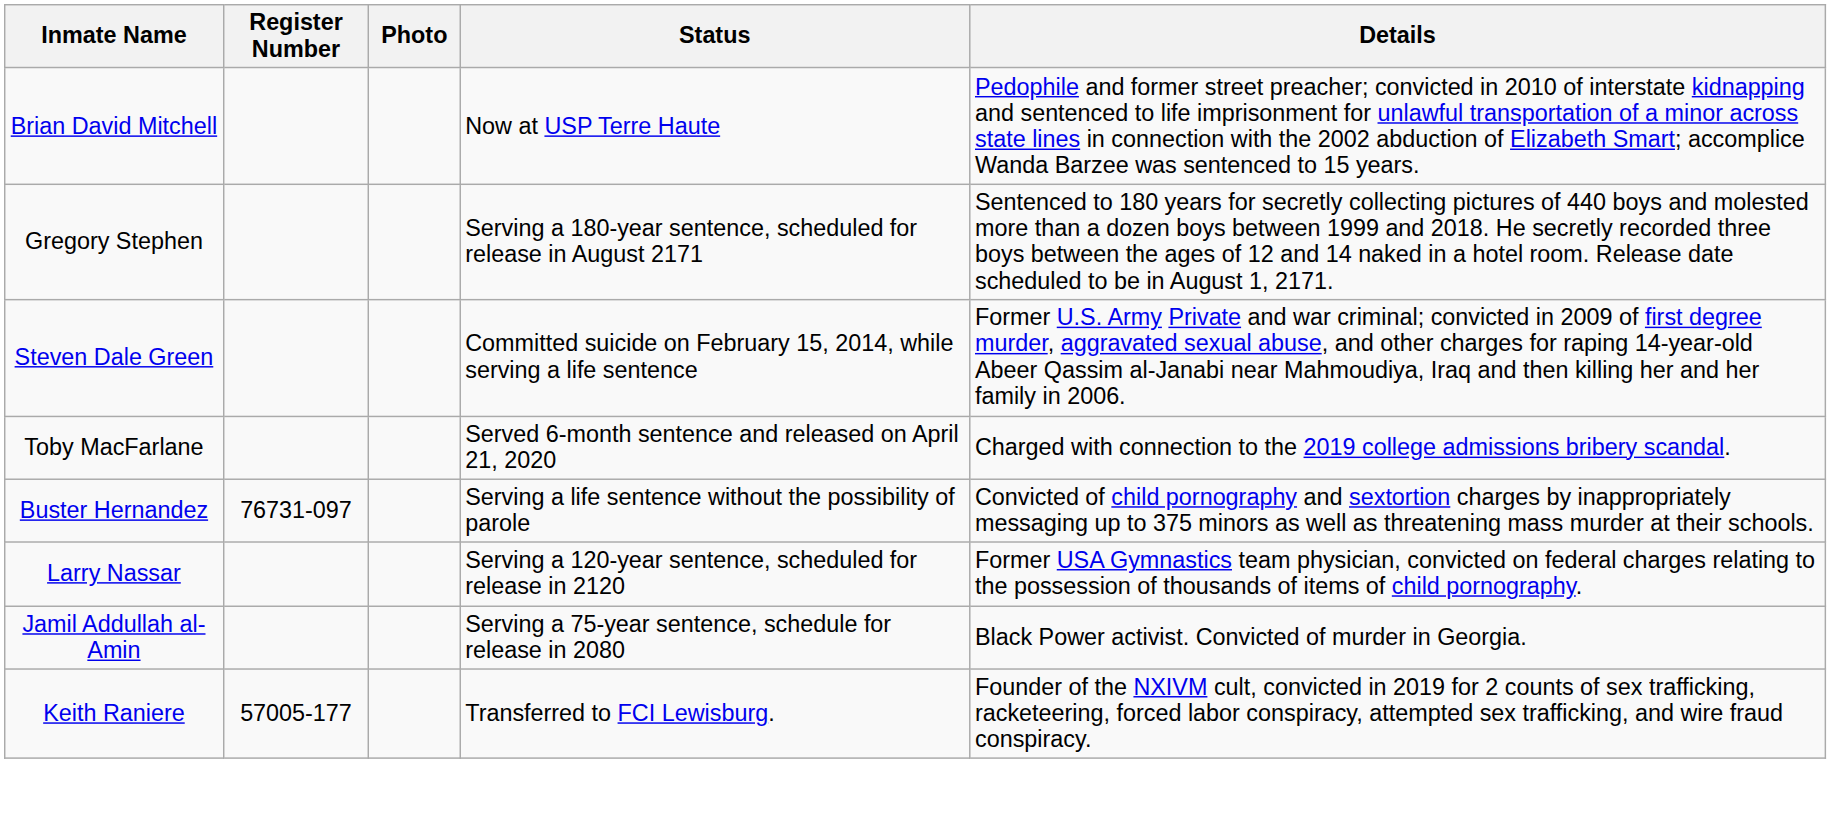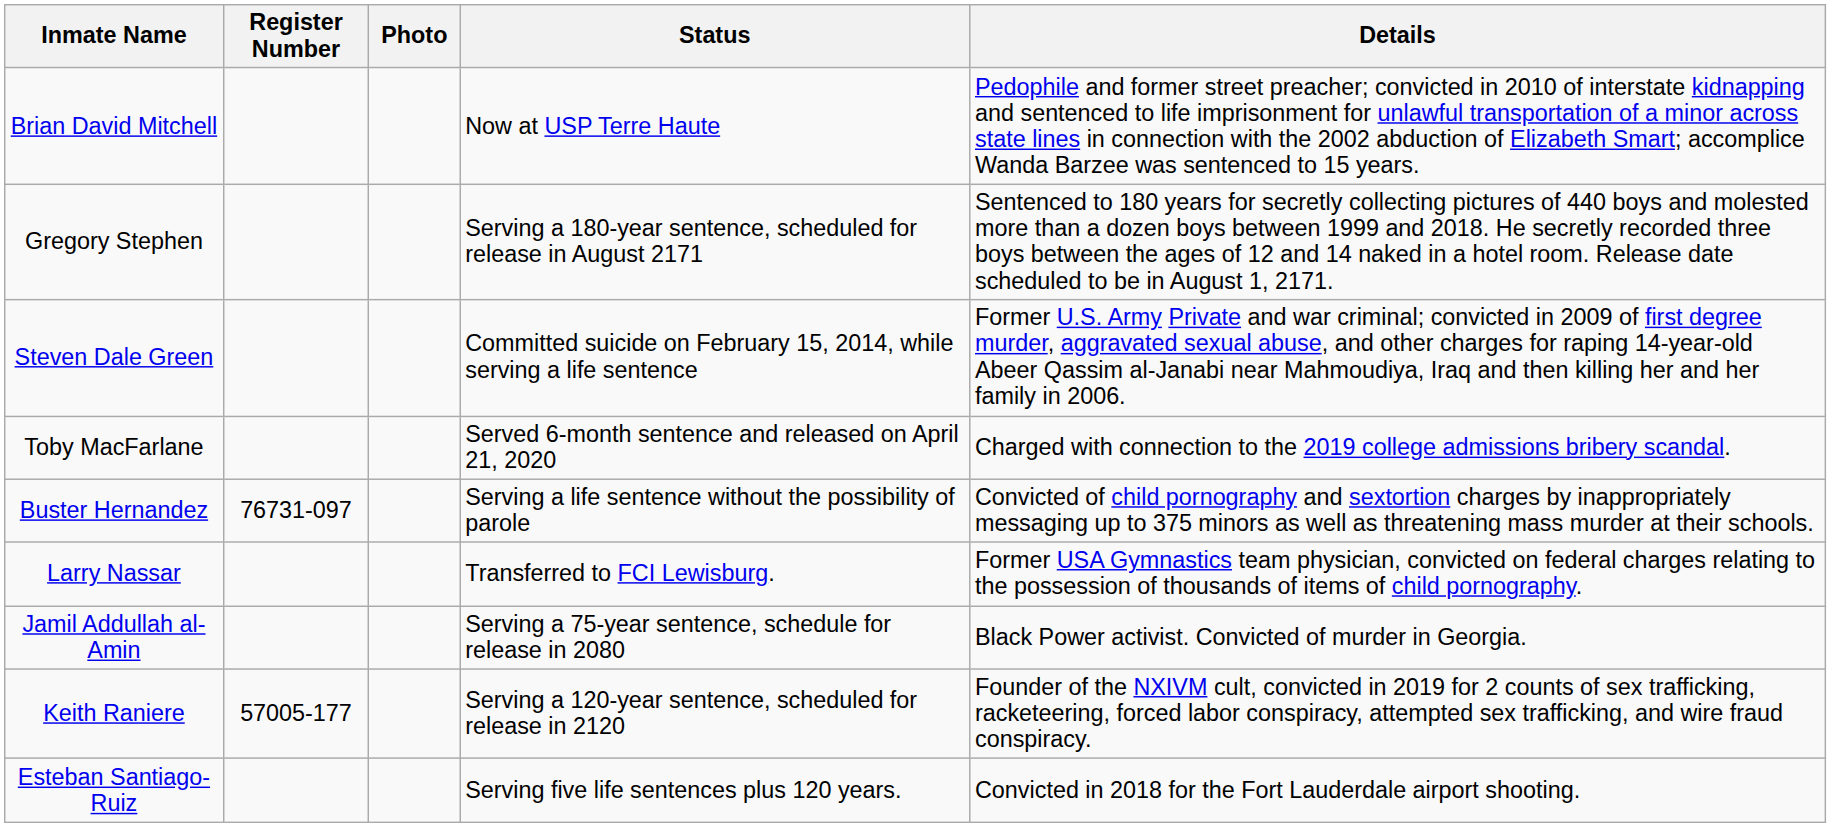(691, 573) Serving a 120-year sentence, scheduled for release in 2120 -> (620, 573) Transferred to FCI Lewisburg.
(620, 713) Transferred to FCI Lewisburg. -> (691, 713) Serving a 120-year sentence, scheduled for release in 2120
+ row: (114, 790)
